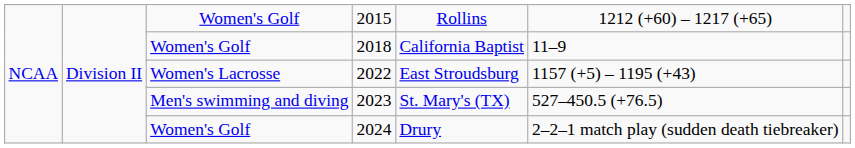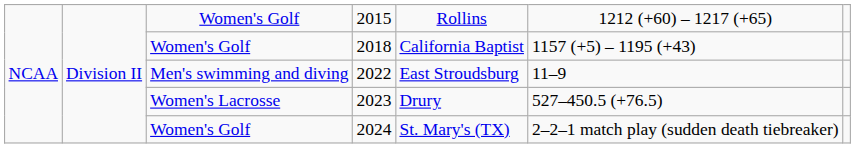(549, 45) 11–9 -> (614, 45) 1157 (+5) – 1195 (+43)
(215, 73) Women's Lacrosse -> (249, 73) Men's swimming and diving
(614, 73) 1157 (+5) – 1195 (+43) -> (549, 73) 11–9
(249, 101) Men's swimming and diving -> (215, 101) Women's Lacrosse
(455, 101) St. Mary's (TX) -> (420, 101) Drury
(420, 128) Drury -> (455, 128) St. Mary's (TX)
